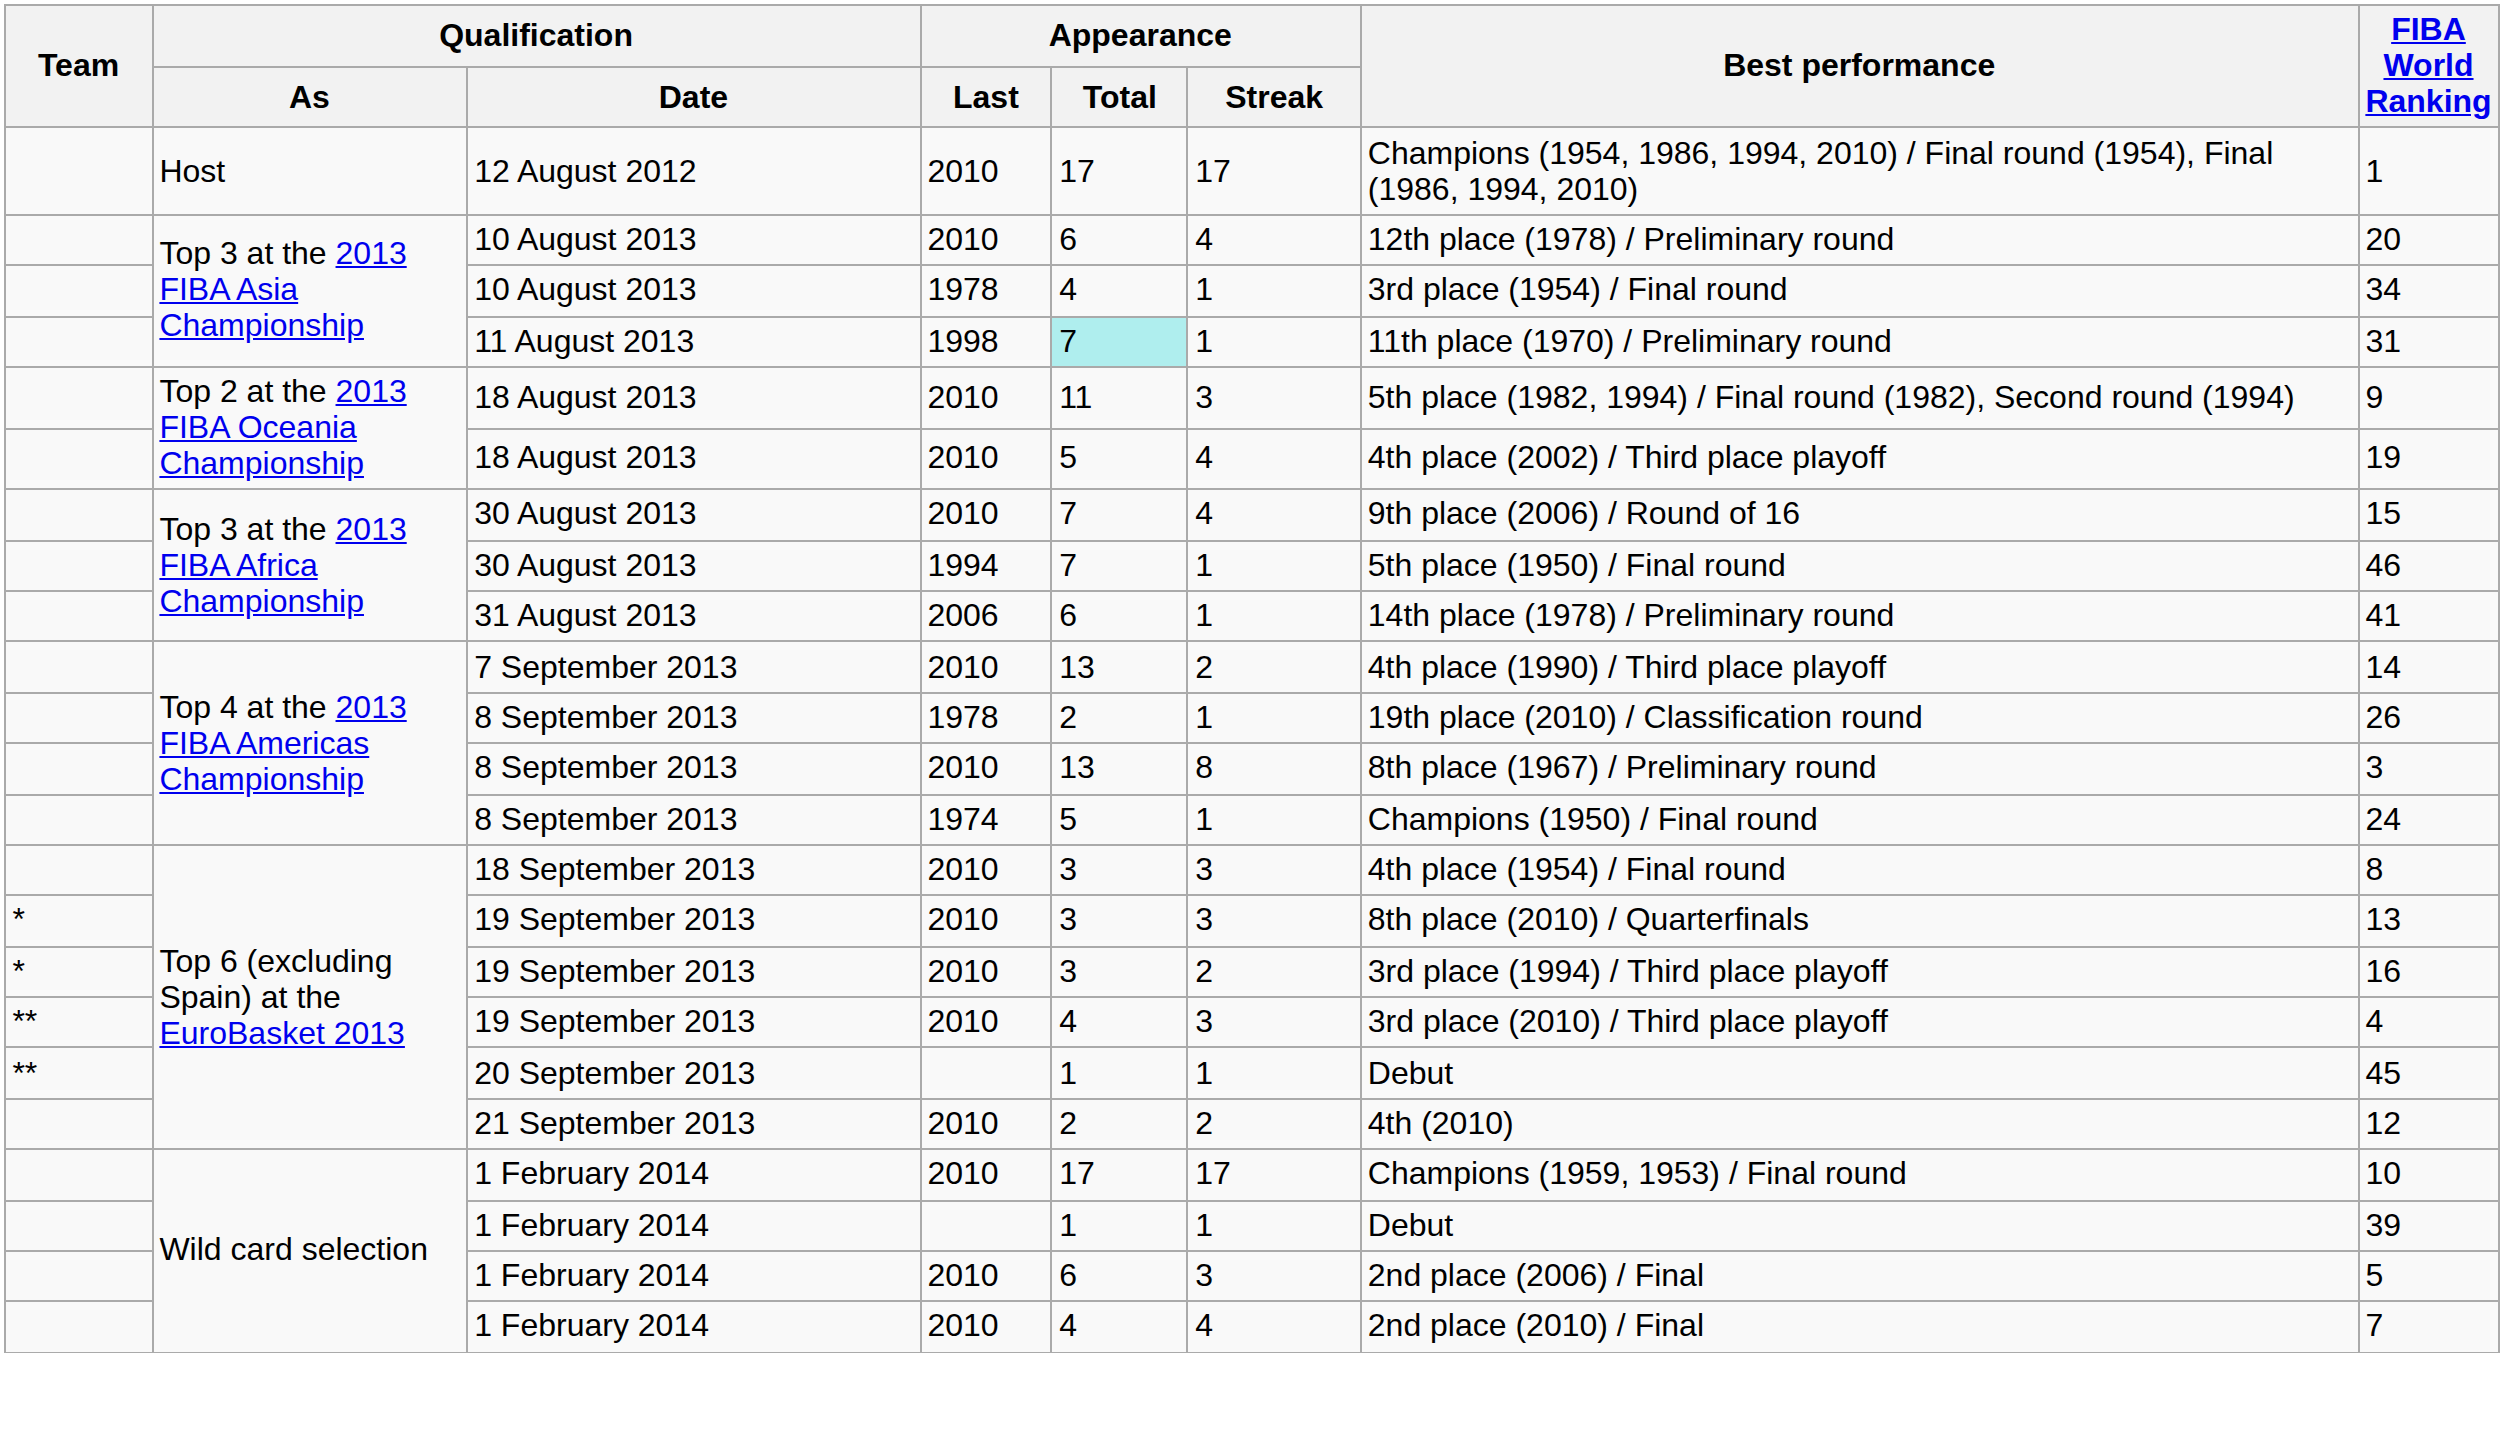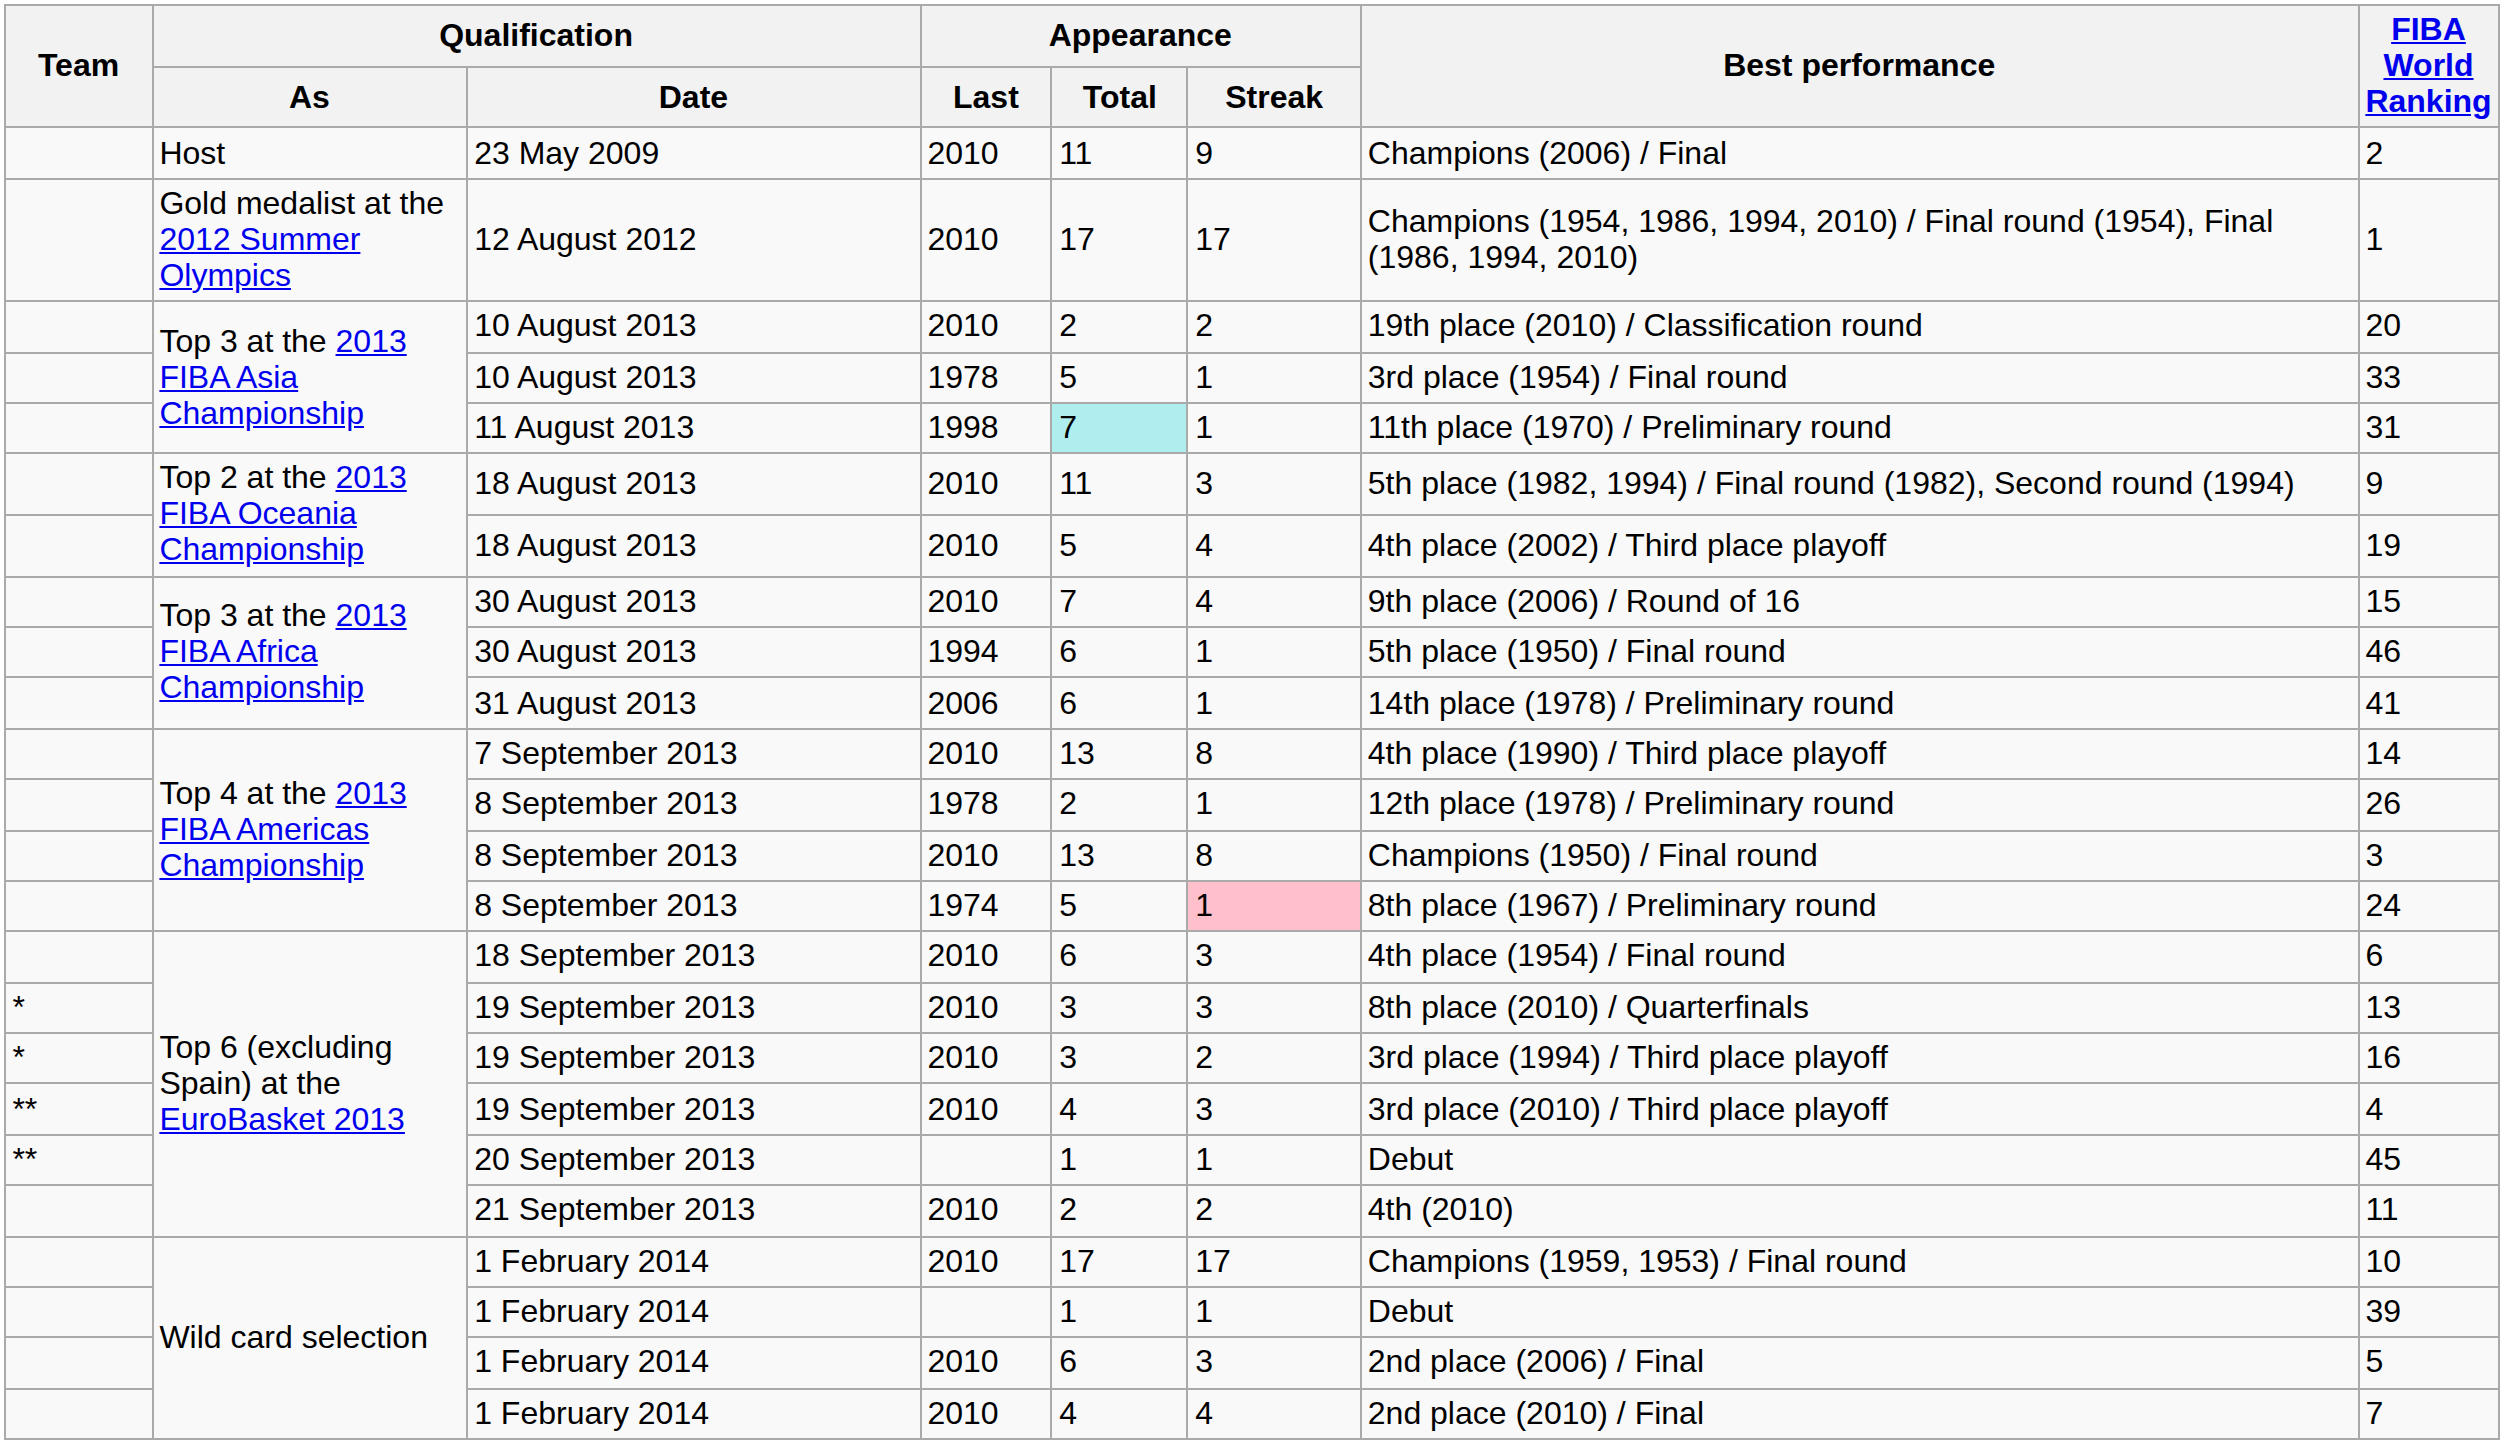+ row: (567, 152)
(192, 170) Host -> (302, 239) Gold medalist at the 2012 Summer Olympics
(1068, 239) 6 -> (1068, 326) 2
(1204, 239) 4 -> (1204, 326) 2
(1631, 239) 12th place (1978) / Preliminary round -> (1645, 326) 19th place (2010) / Classification round
(1068, 290) 4 -> (1068, 376) 5
(2383, 290) 34 -> (2383, 376) 33
(1068, 565) 7 -> (1068, 651) 6
(1204, 666) 2 -> (1204, 753) 8
(1645, 717) 19th place (2010) / Classification round -> (1631, 804) 12th place (1978) / Preliminary round
(1622, 768) 8th place (1967) / Preliminary round -> (1593, 854) Champions (1950) / Final round
(1204, 818) no background -> (1204, 905) pink background
(1593, 818) Champions (1950) / Final round -> (1622, 905) 8th place (1967) / Preliminary round
(1068, 869) 3 -> (1068, 956) 6
(2374, 869) 8 -> (2374, 956) 6
(2383, 1123) 12 -> (2382, 1210) 11
